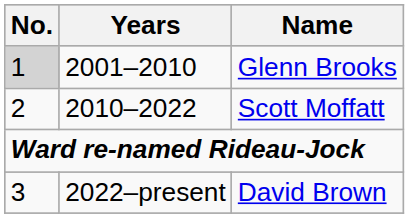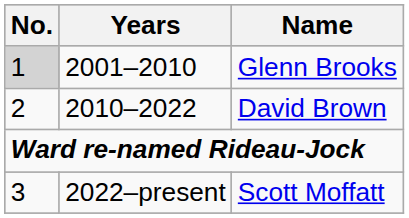(311, 108) Scott Moffatt -> (312, 108) David Brown
(312, 191) David Brown -> (311, 191) Scott Moffatt
